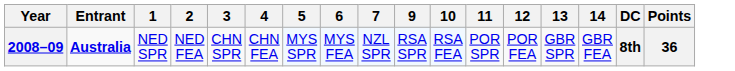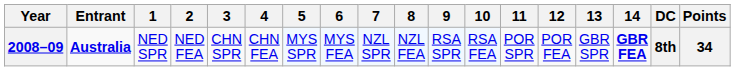+ column: (411, 16)
(597, 47) normal -> (632, 47) bold
(669, 47) 36 -> (705, 47) 34
